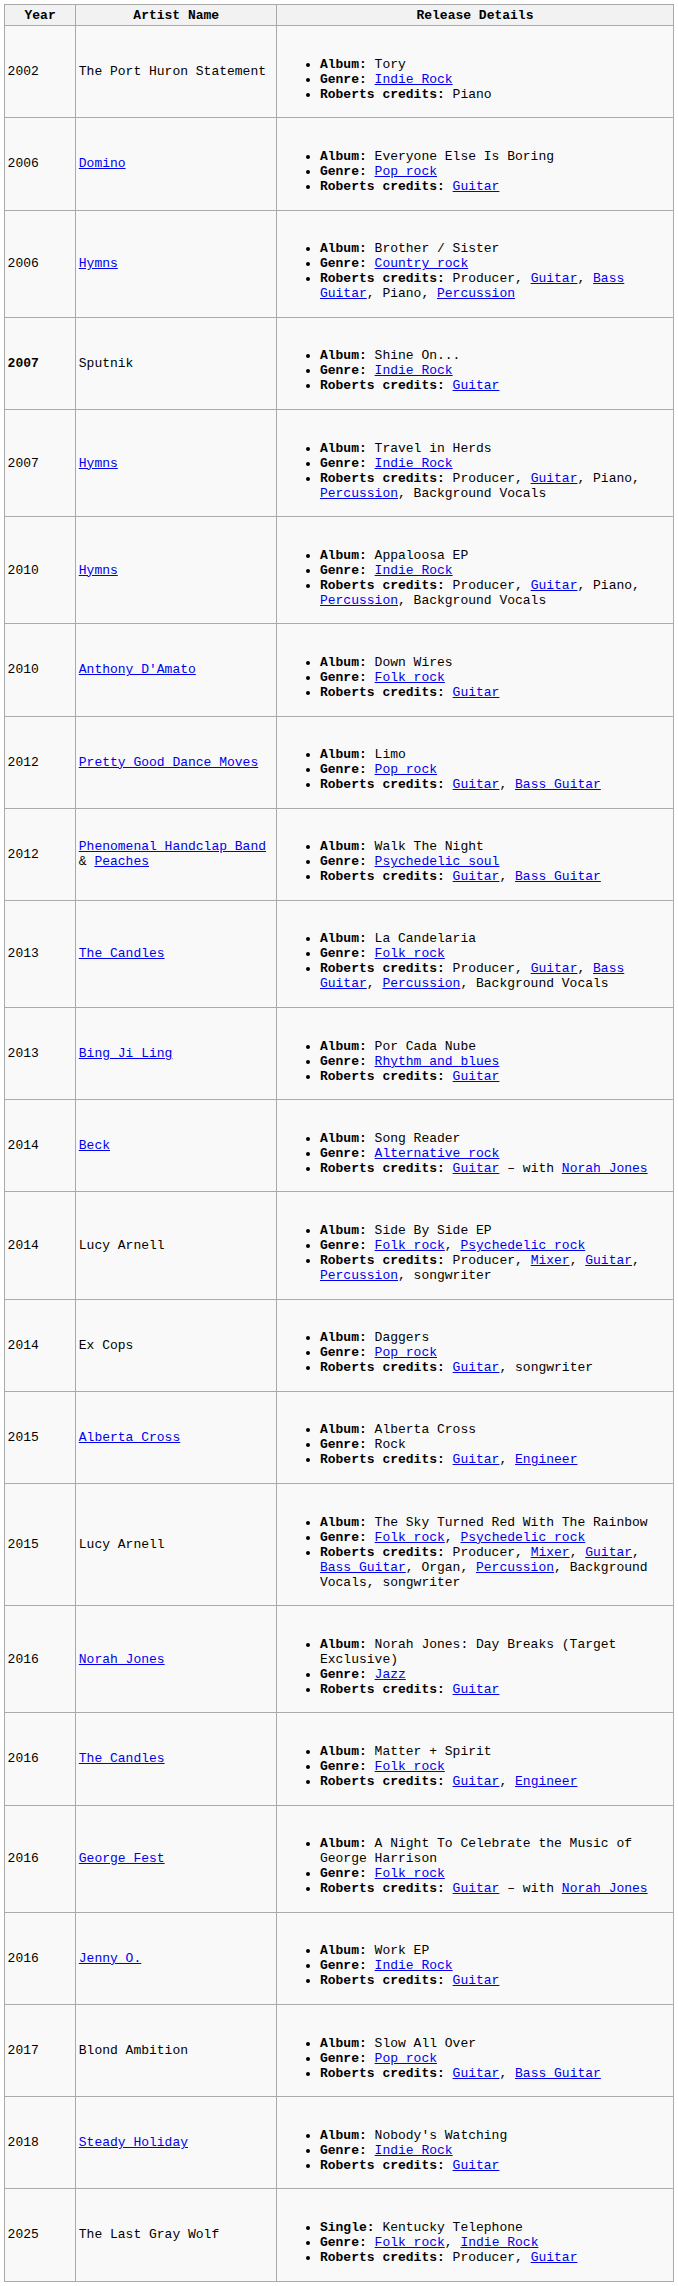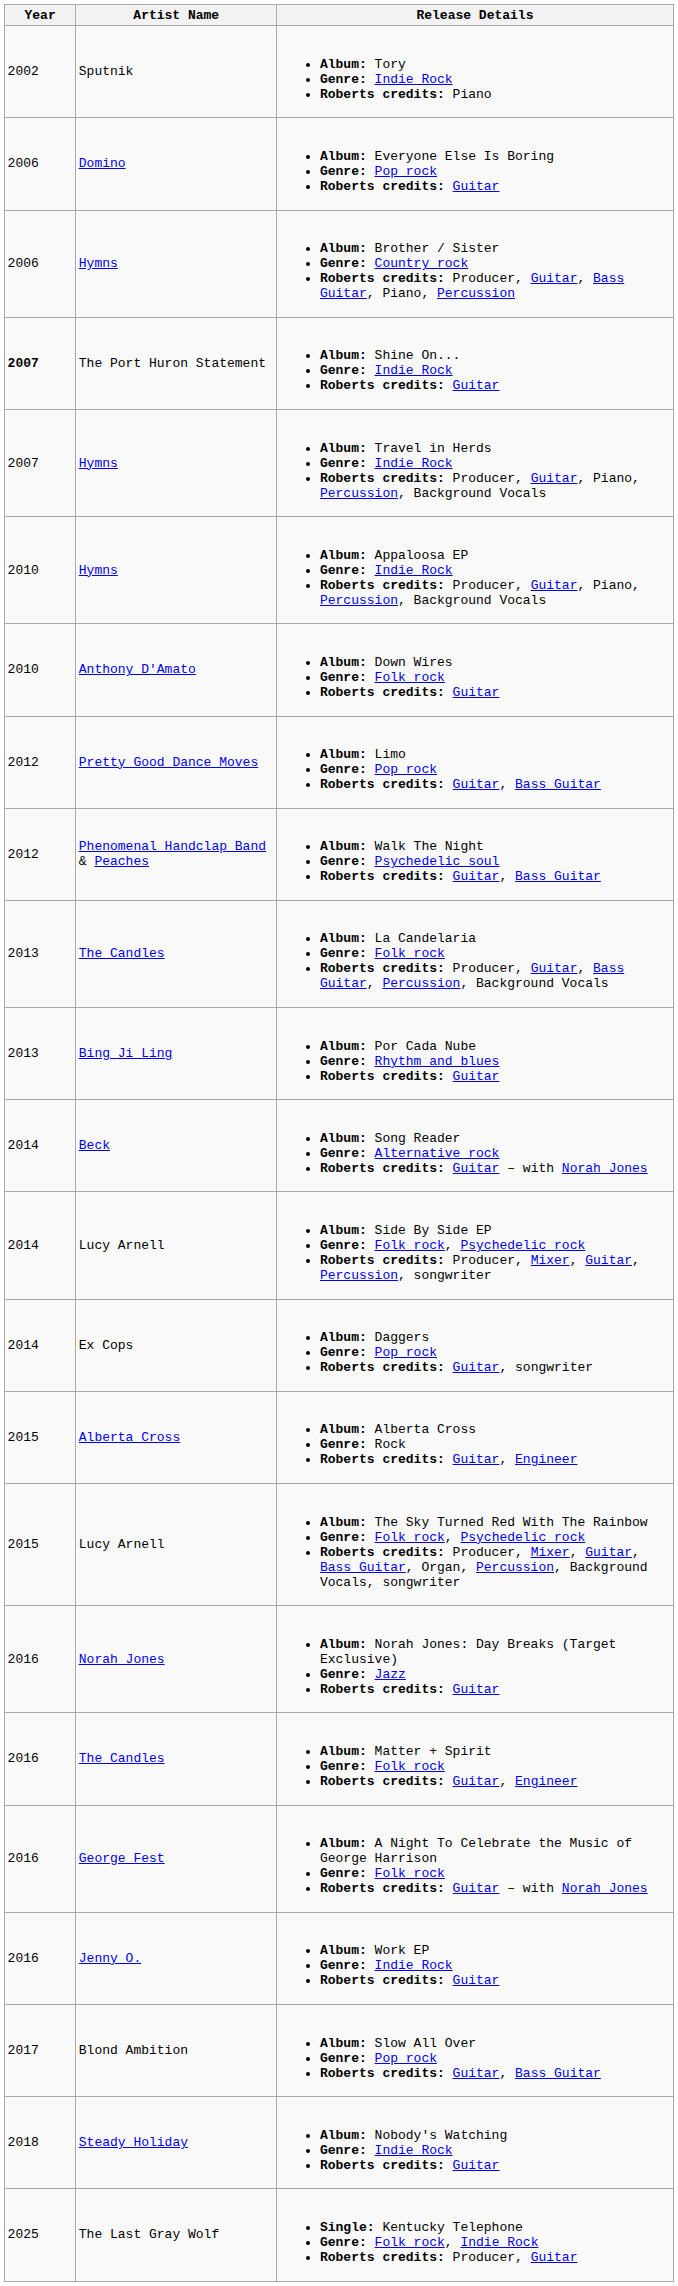(172, 72) The Port Huron Statement -> (106, 72) Sputnik
(106, 363) Sputnik -> (172, 363) The Port Huron Statement
